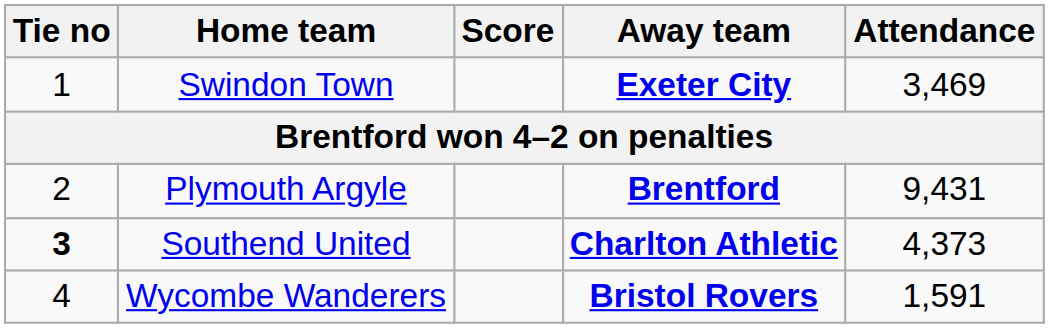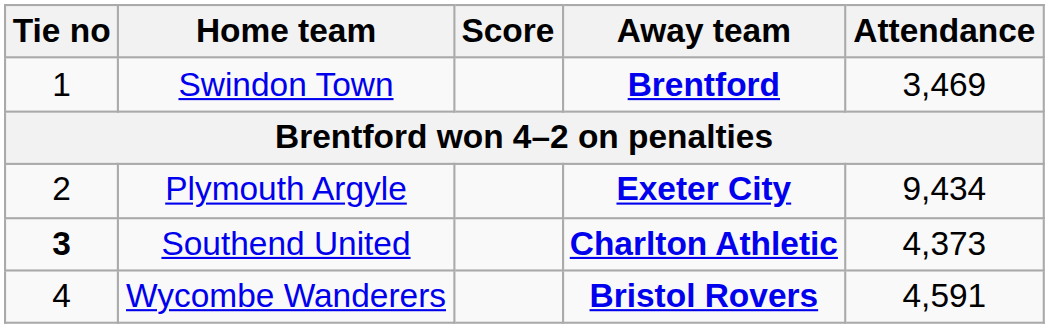(704, 84) Exeter City -> (704, 84) Brentford
(704, 190) Brentford -> (704, 190) Exeter City
(944, 190) 9,431 -> (944, 190) 9,434
(944, 296) 1,591 -> (944, 296) 4,591
